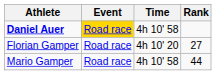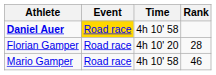(196, 46) 27 -> (196, 46) 28
(196, 62) 44 -> (196, 62) 46
